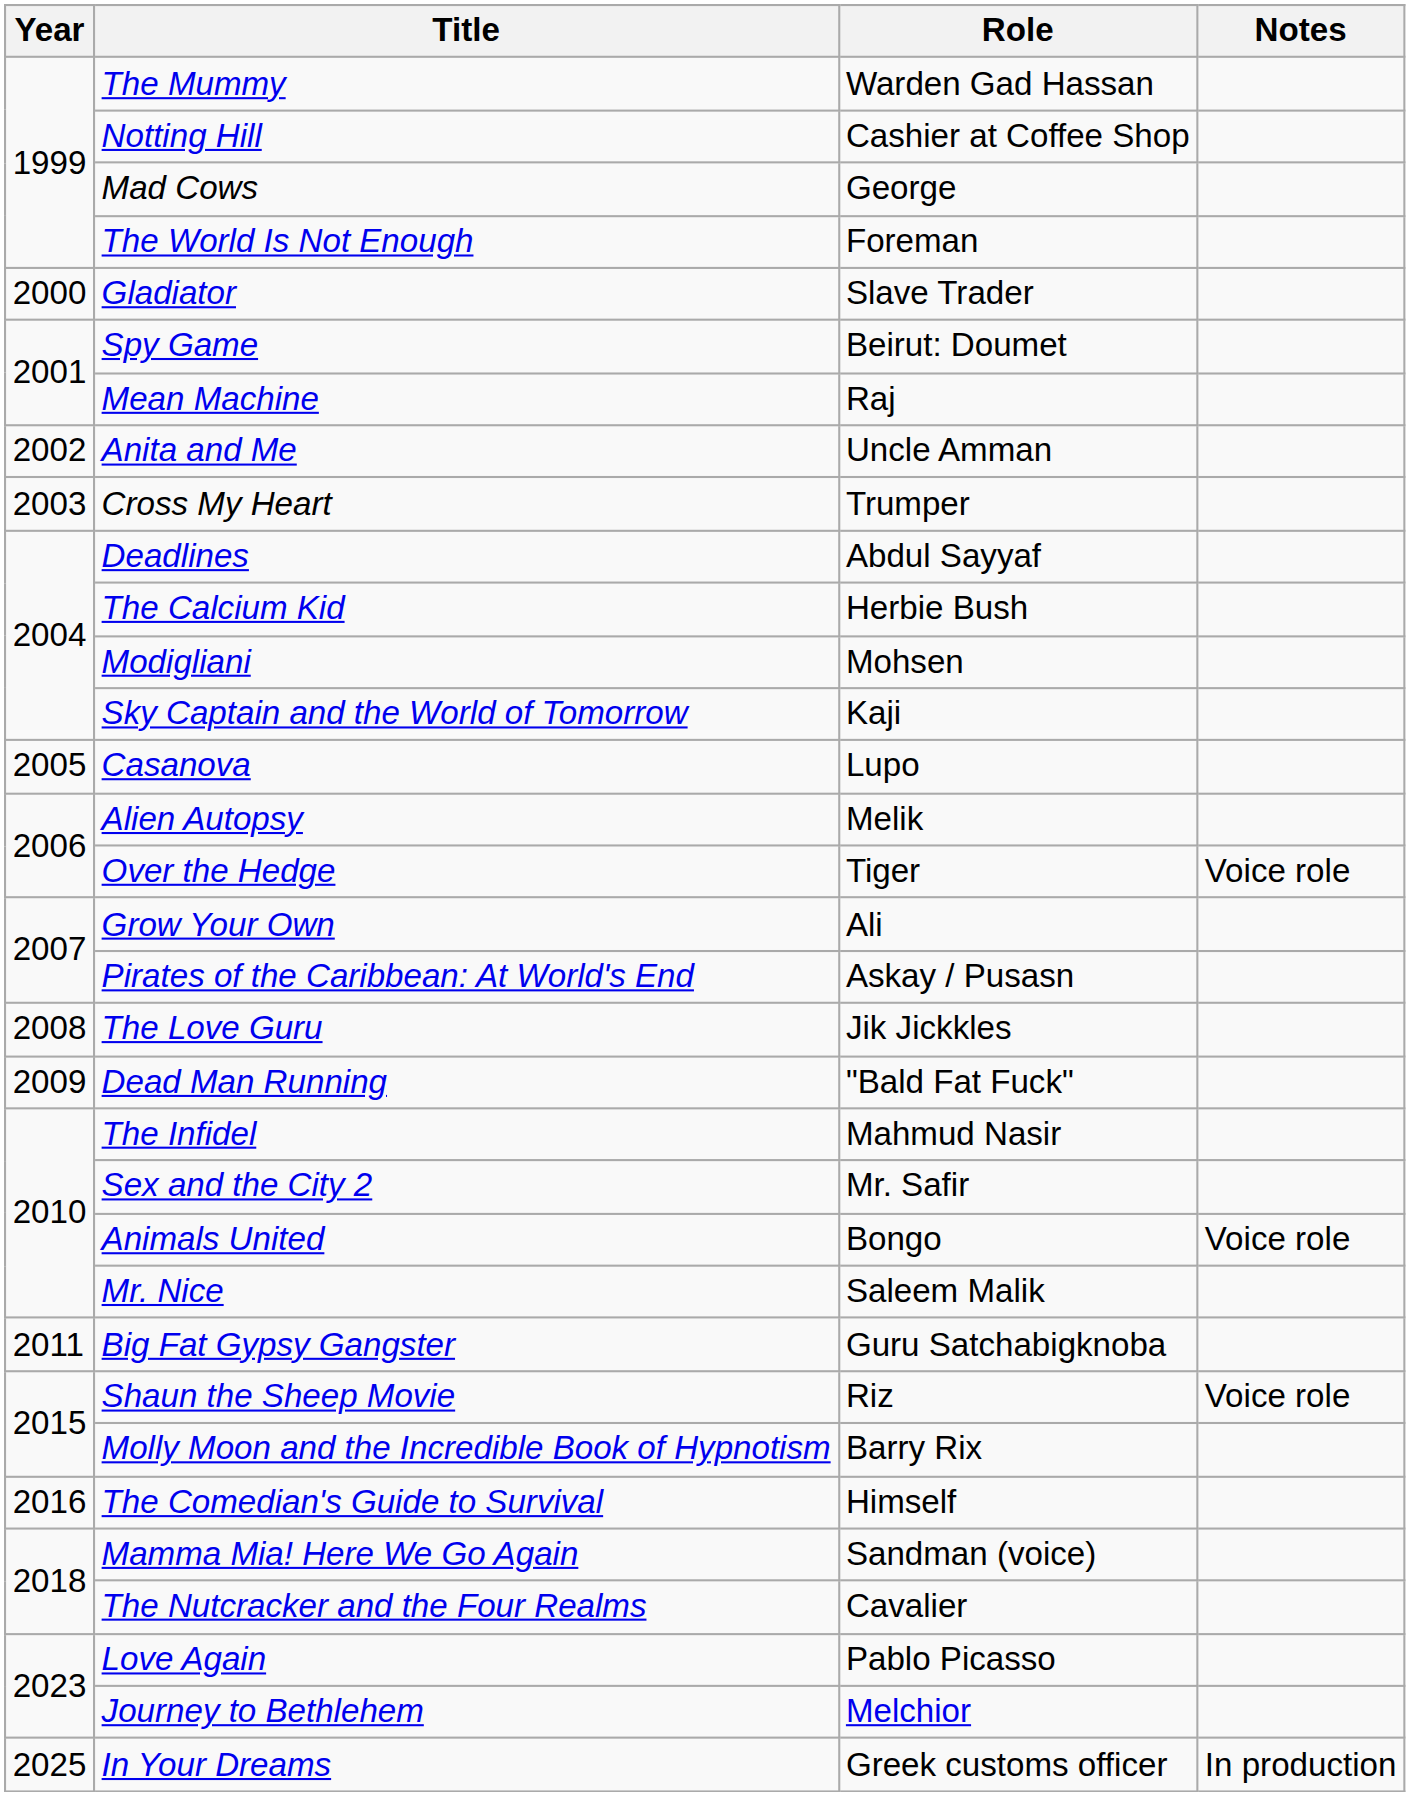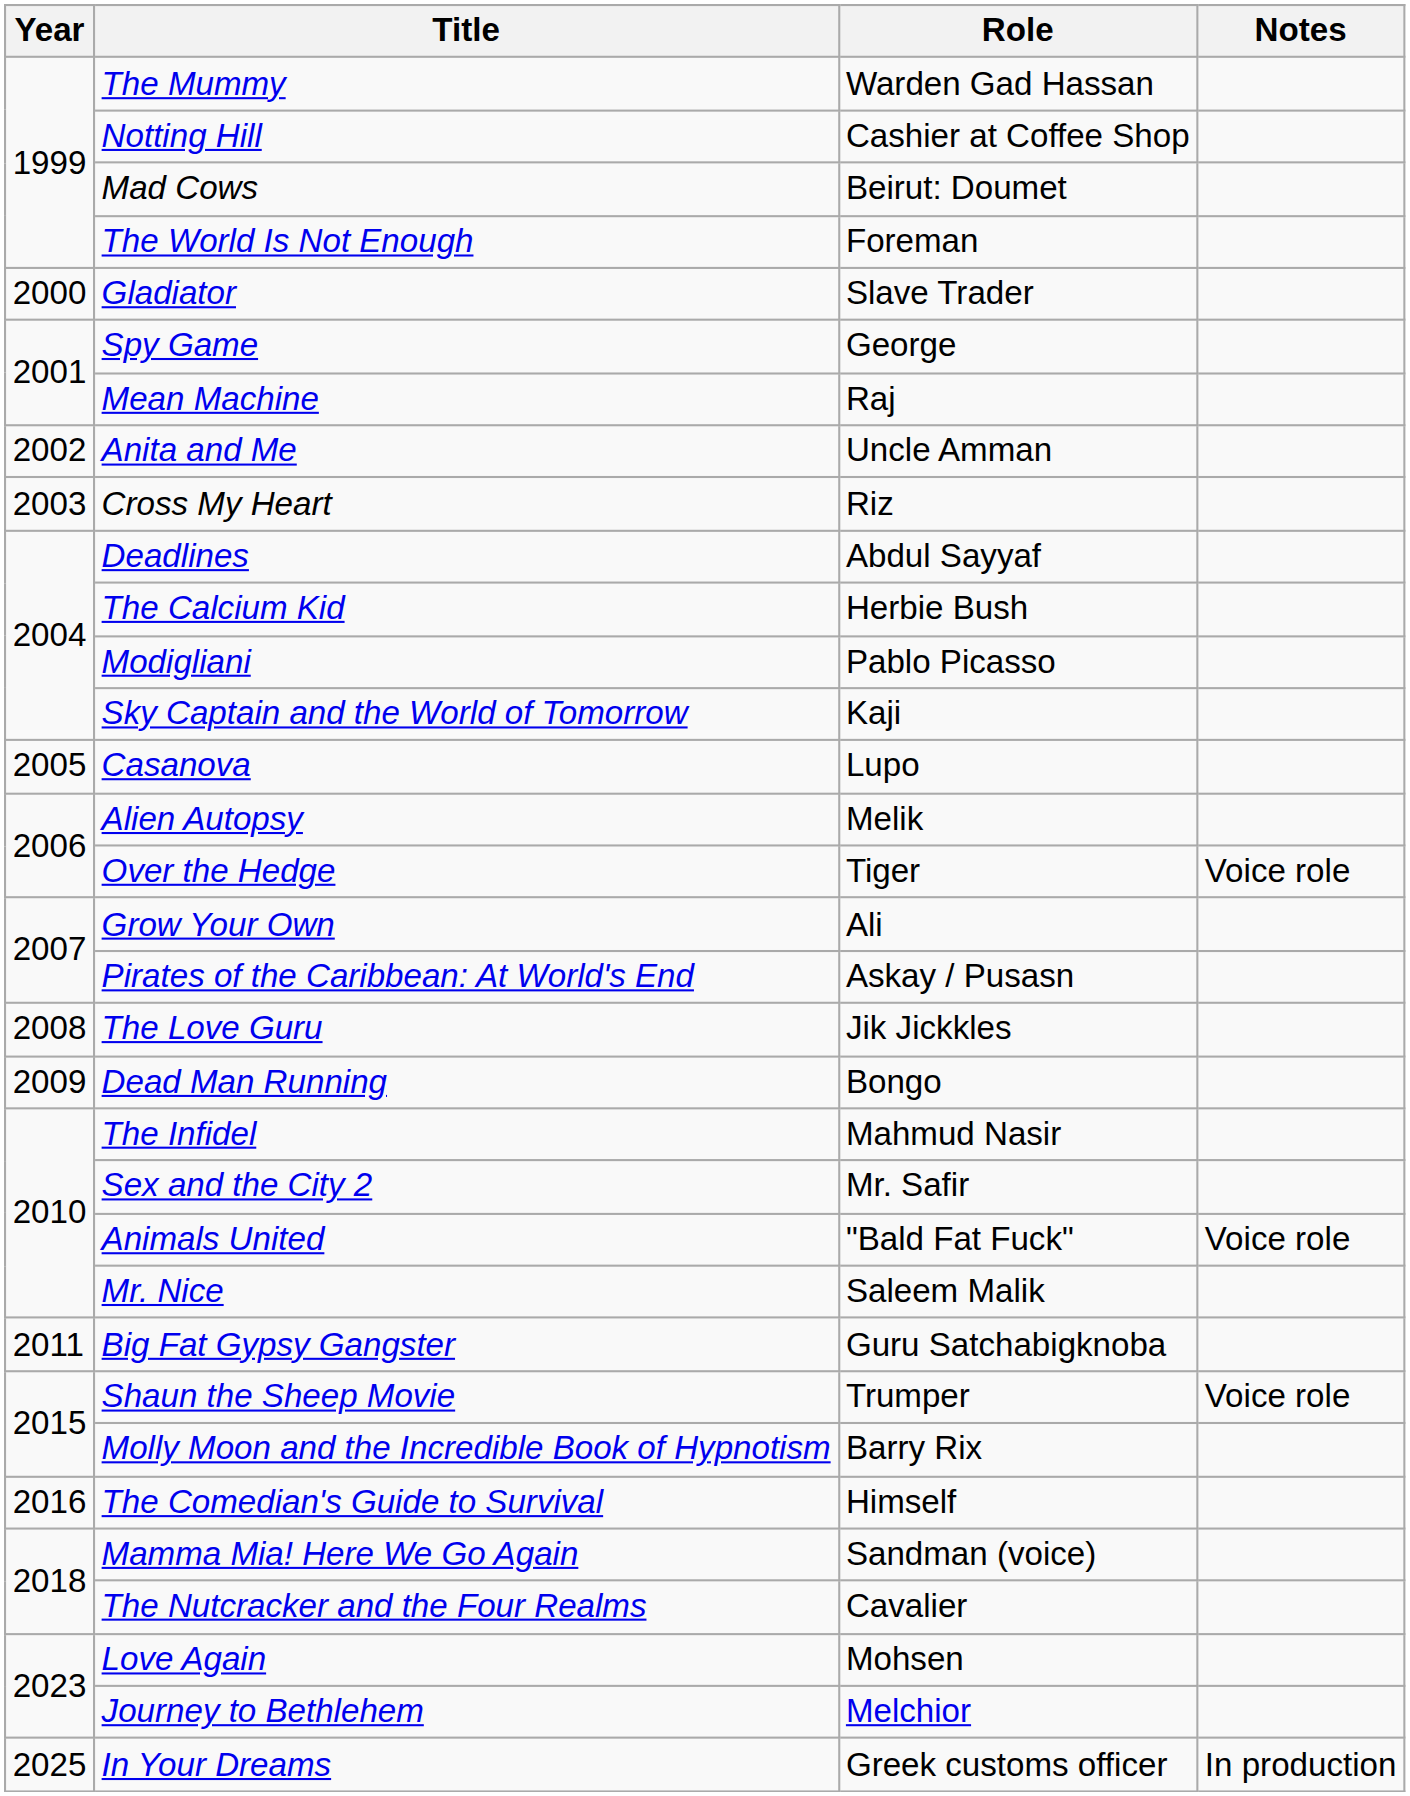(901, 188) George -> (956, 188) Beirut: Doumet
(956, 345) Beirut: Doumet -> (901, 345) George
(908, 503) Trumper -> (870, 503) Riz
(905, 661) Mohsen -> (951, 661) Pablo Picasso
(960, 1081) "Bald Fat Fuck" -> (894, 1081) Bongo
(894, 1238) Bongo -> (960, 1238) "Bald Fat Fuck"
(870, 1396) Riz -> (908, 1396) Trumper
(951, 1659) Pablo Picasso -> (905, 1659) Mohsen
